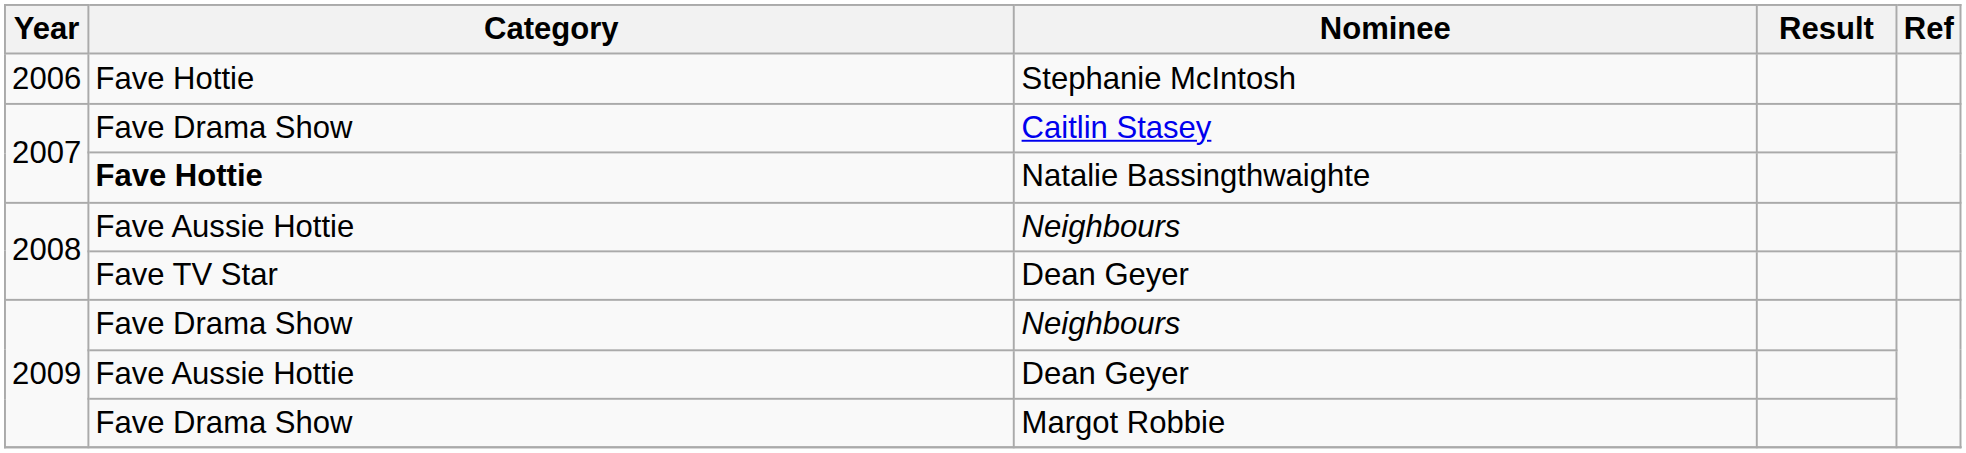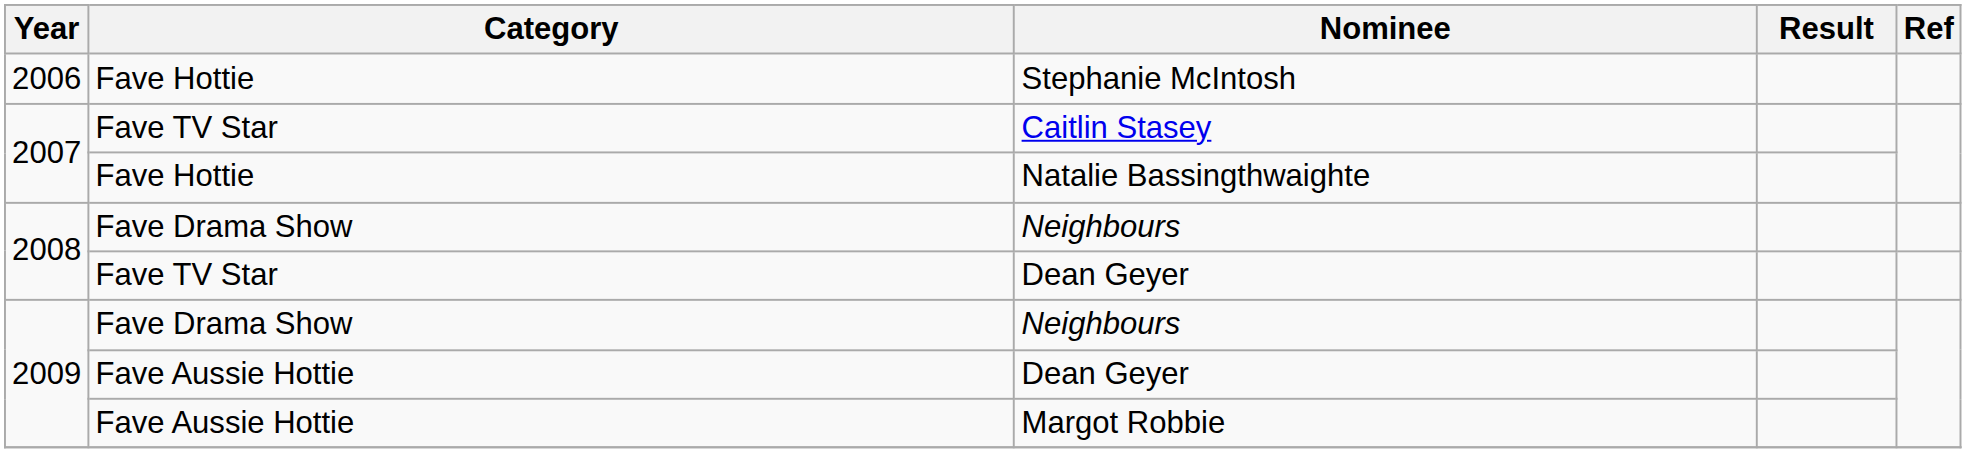(224, 127) Fave Drama Show -> (187, 127) Fave TV Star
(179, 176) bold -> (175, 176) normal
(225, 226) Fave Aussie Hottie -> (224, 226) Fave Drama Show
(224, 422) Fave Drama Show -> (225, 422) Fave Aussie Hottie
